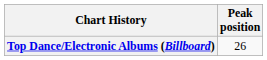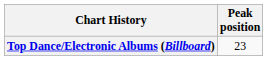(240, 45) 26 -> (240, 45) 23
